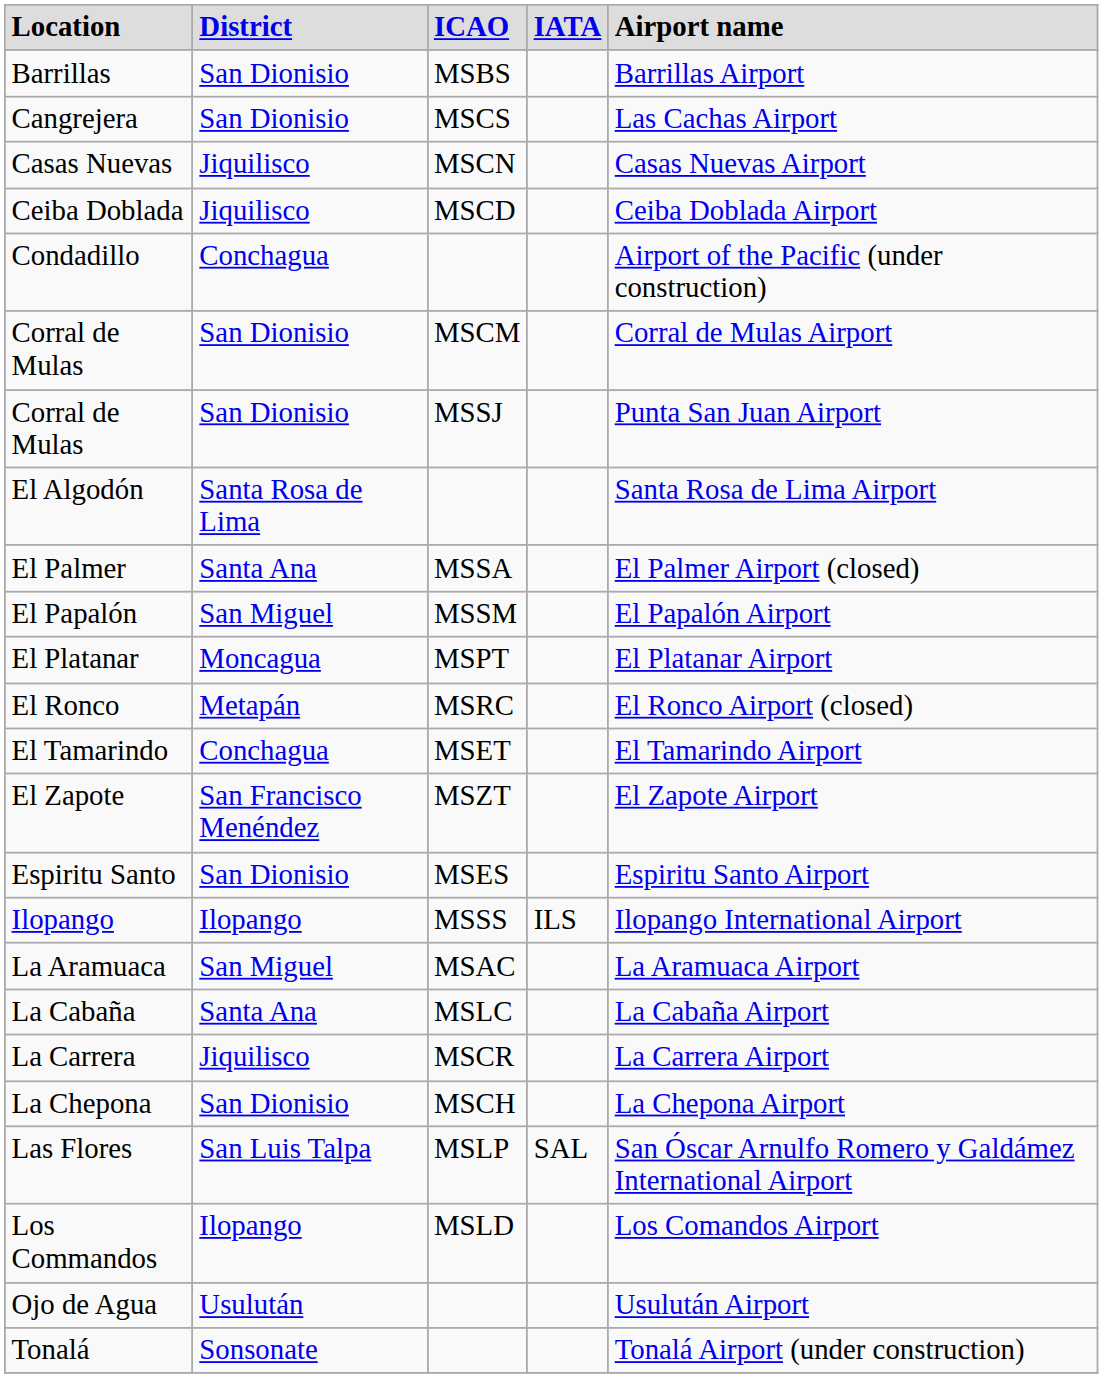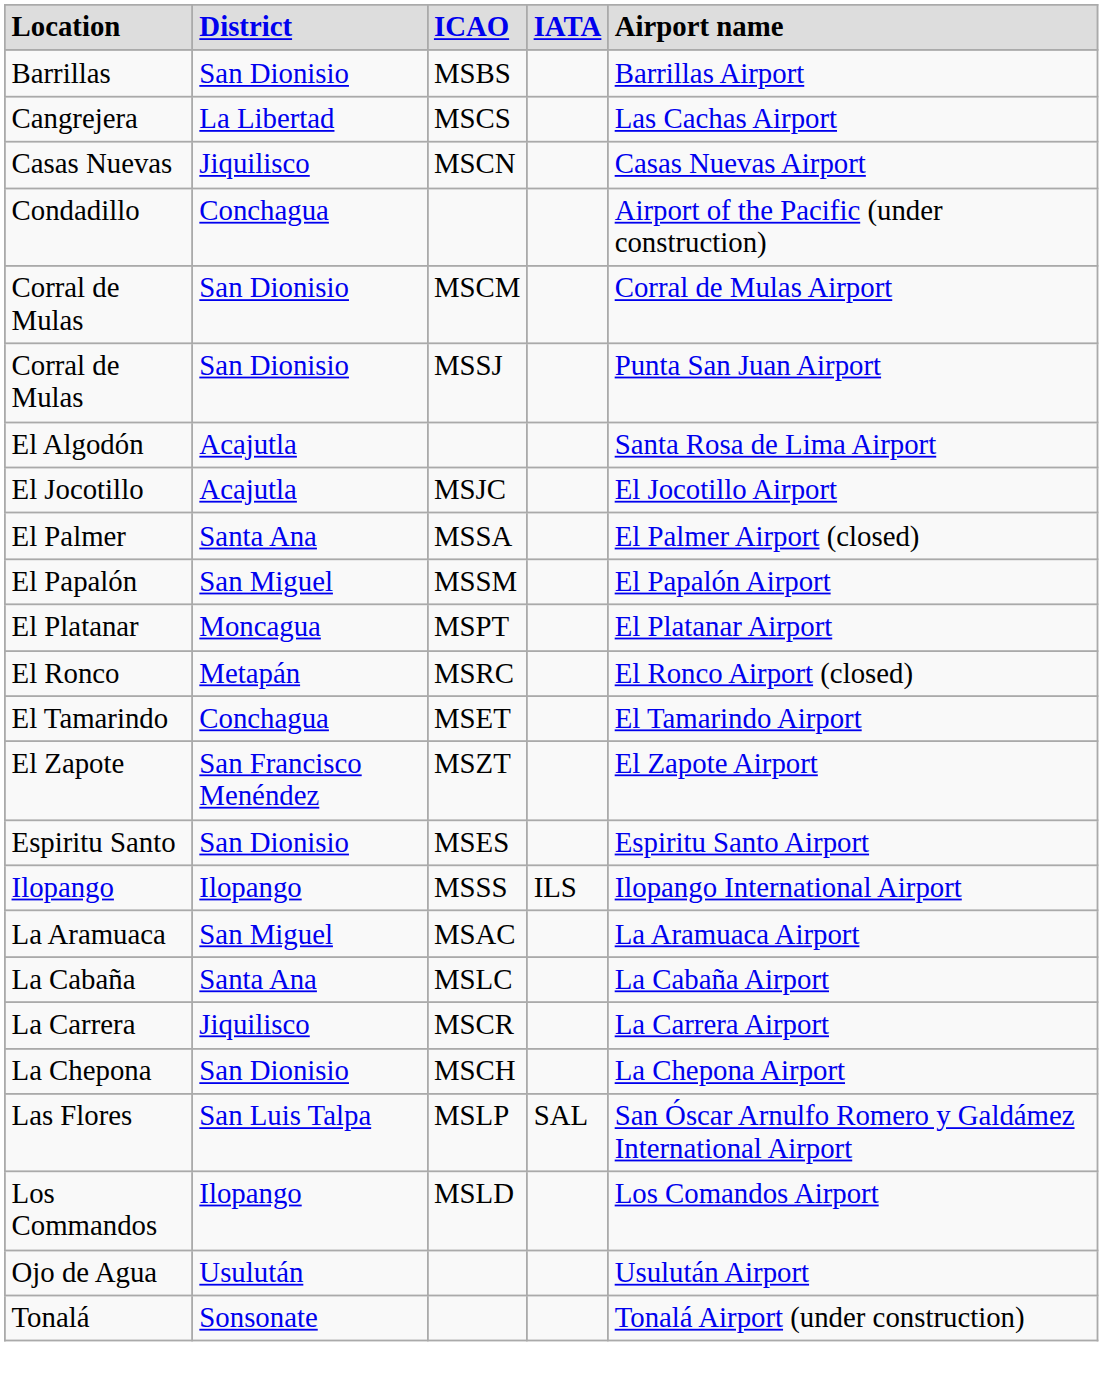(274, 118) San Dionisio -> (267, 118) La Libertad
- row: (98, 210)
(281, 506) Santa Rosa de Lima -> (248, 444) Acajutla
+ row: (78, 489)
